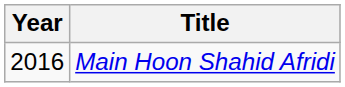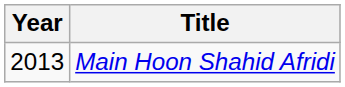(37, 61) 2016 -> (37, 61) 2013
